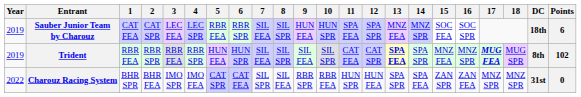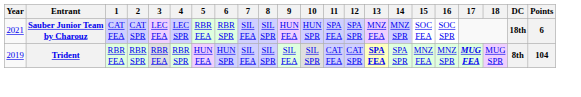(15, 30) 2019 -> (15, 30) 2021
(562, 55) 102 -> (542, 55) 104
- row: (73, 79)
